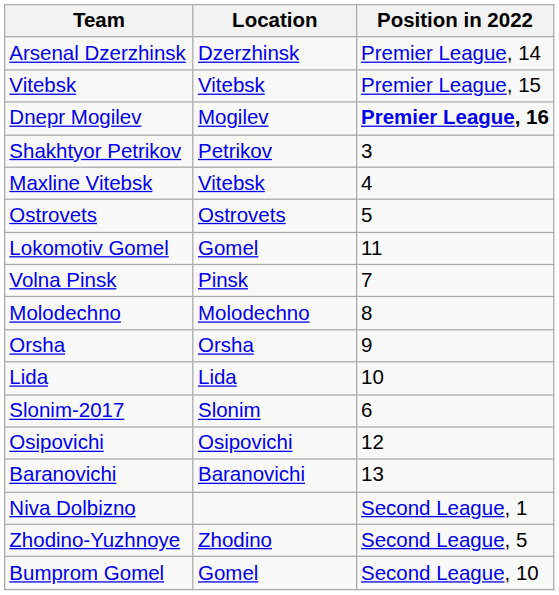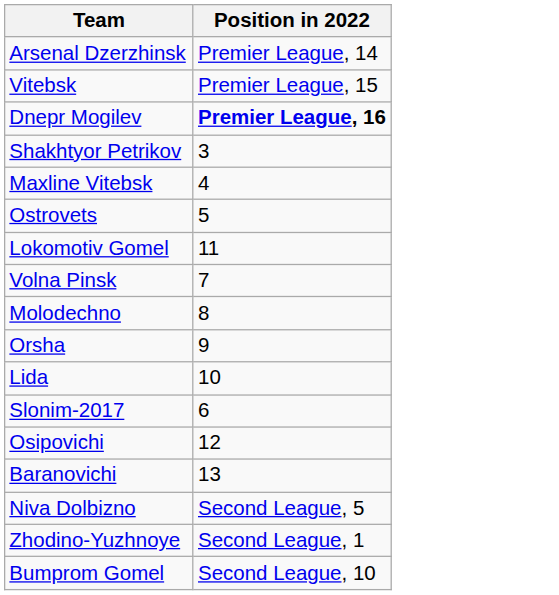- column: (275, 20)
(444, 507) Second League, 1 -> (281, 507) Second League, 5
(444, 540) Second League, 5 -> (281, 540) Second League, 1
